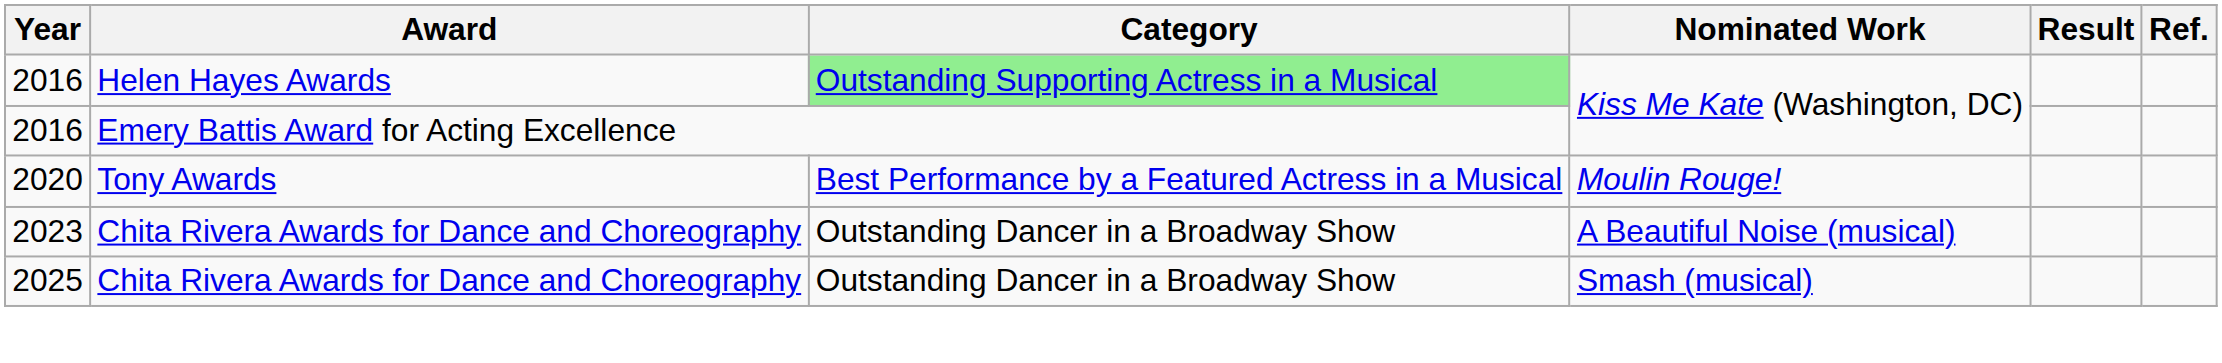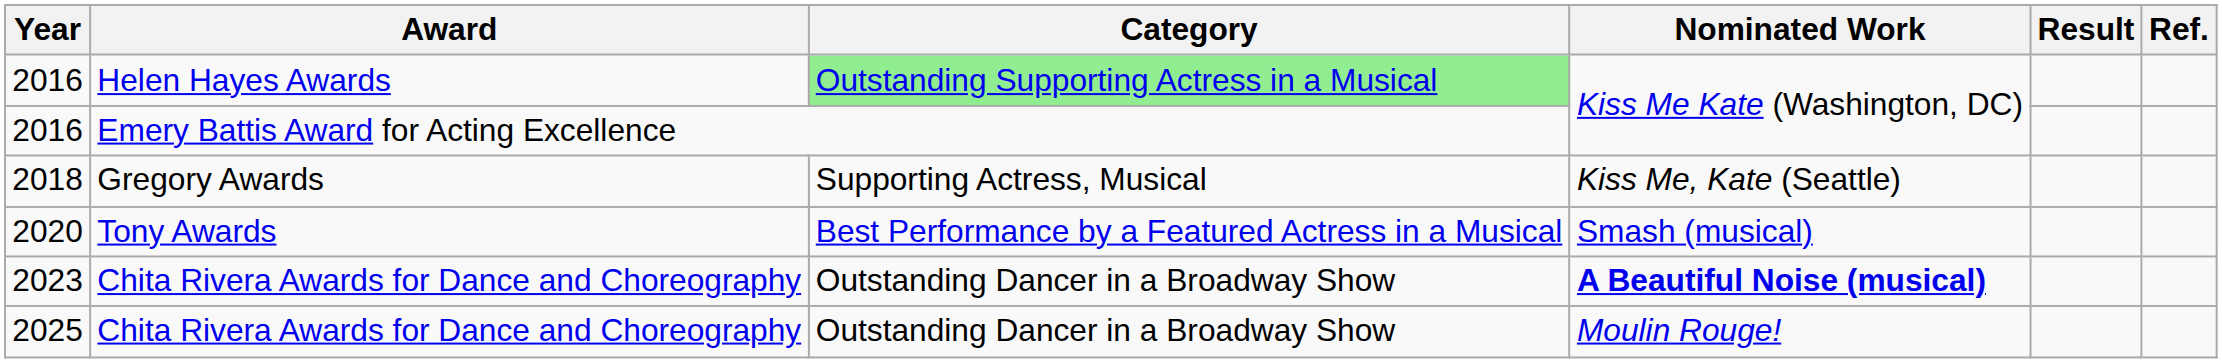+ row: (48, 180)
(1679, 180) Moulin Rouge! -> (1695, 230) Smash (musical)
(1766, 230) normal -> (1781, 280) bold
(1695, 280) Smash (musical) -> (1679, 331) Moulin Rouge!
